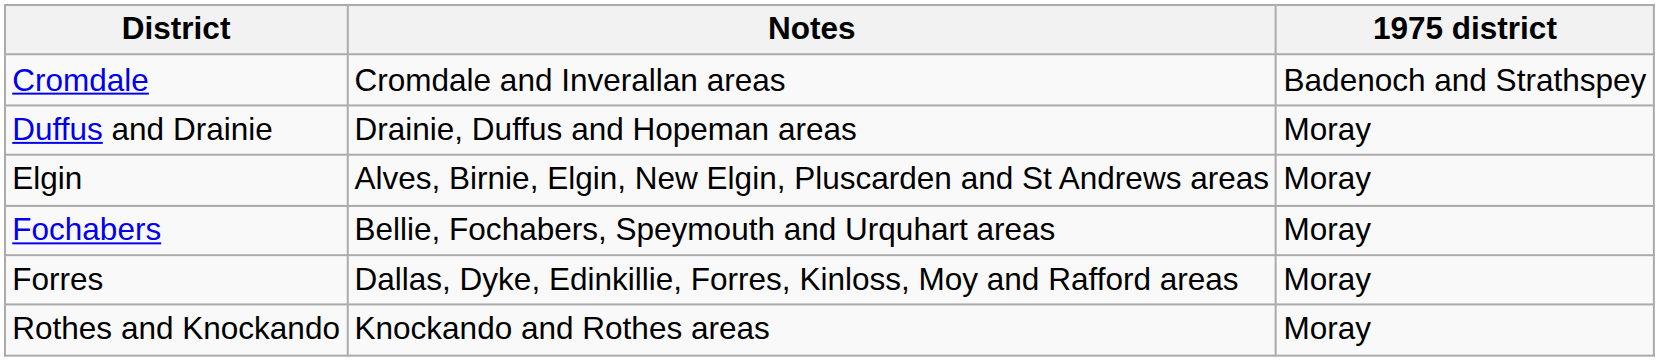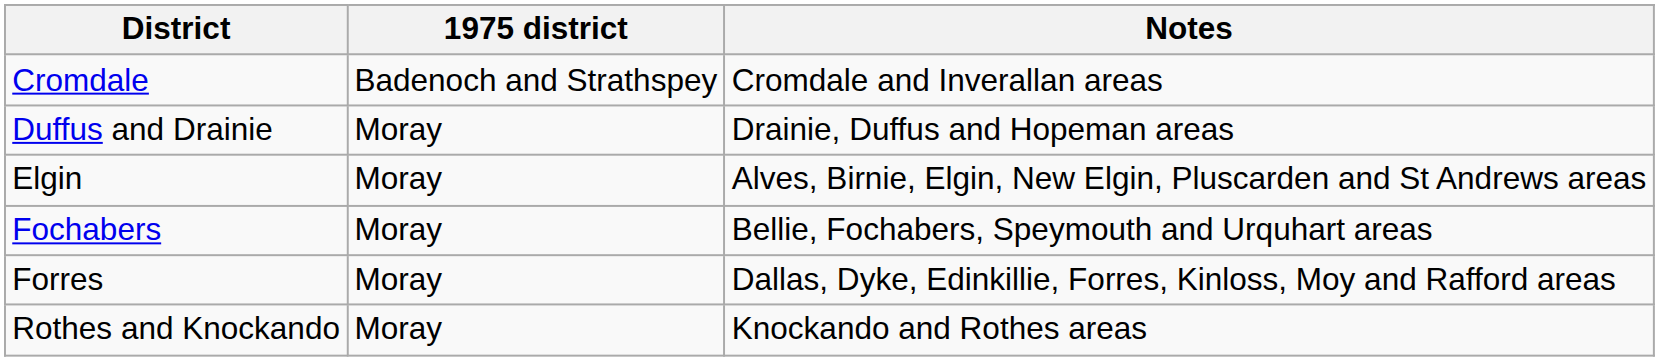columns swapped: (812, 29) <-> (1465, 29)
